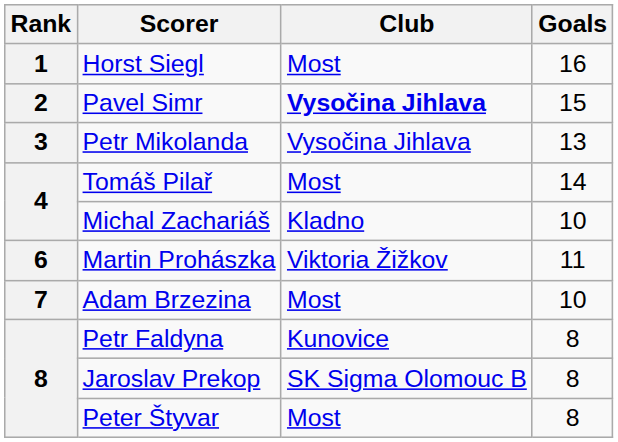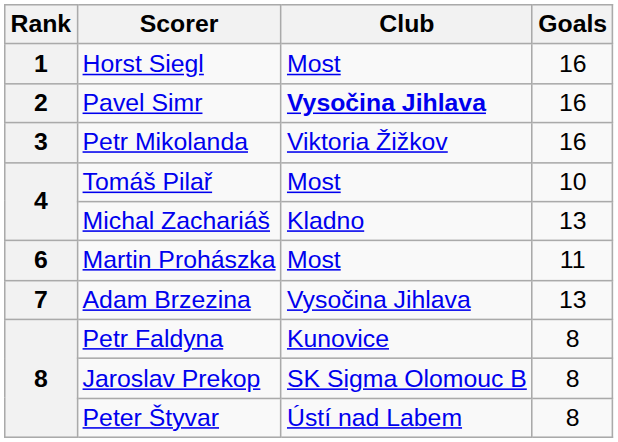(573, 102) 15 -> (573, 102) 16
(379, 142) Vysočina Jihlava -> (367, 142) Viktoria Žižkov
(573, 142) 13 -> (573, 142) 16
(573, 181) 14 -> (573, 181) 10
(573, 220) 10 -> (573, 220) 13
(367, 260) Viktoria Žižkov -> (314, 260) Most
(314, 299) Most -> (379, 299) Vysočina Jihlava
(573, 299) 10 -> (573, 299) 13
(314, 417) Most -> (375, 417) Ústí nad Labem
